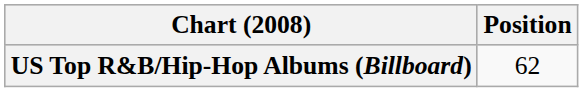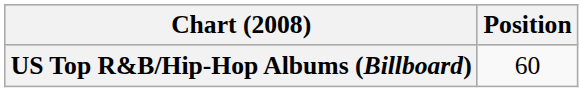(528, 65) 62 -> (528, 65) 60
